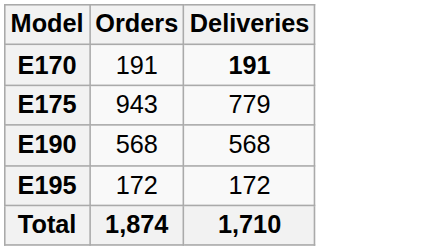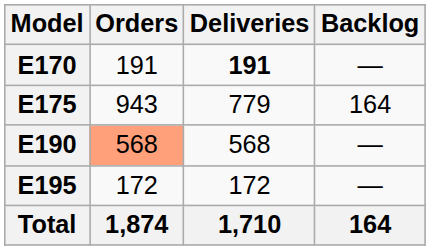+ column: (370, 24)
(137, 144) no background -> (137, 144) lightsalmon background
